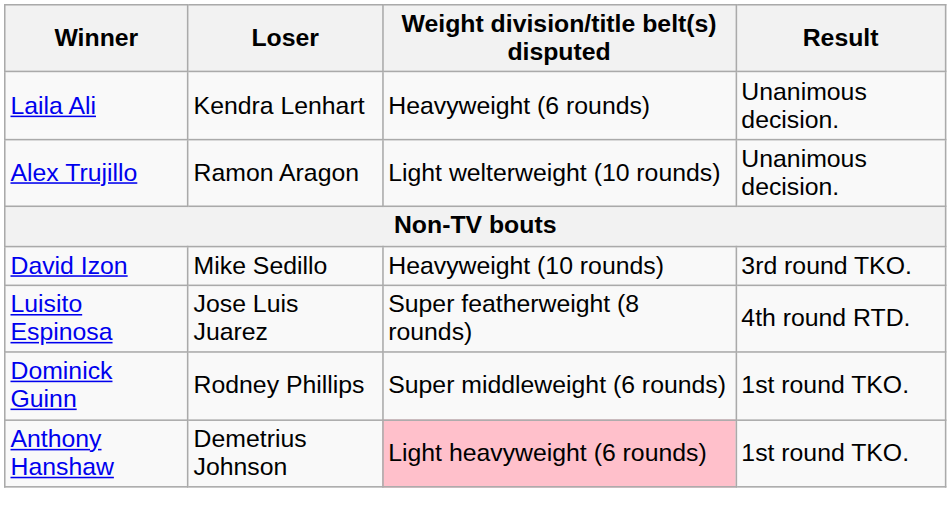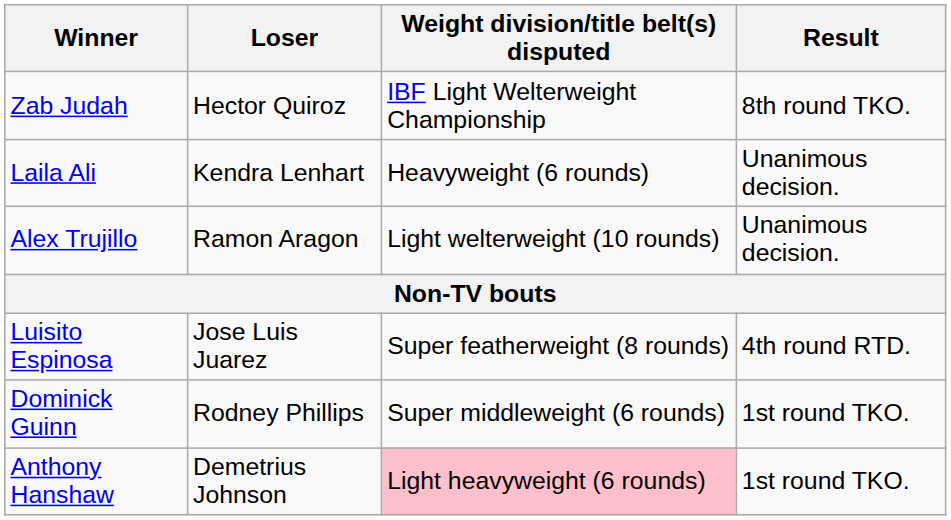+ row: (69, 105)
- row: (69, 265)
